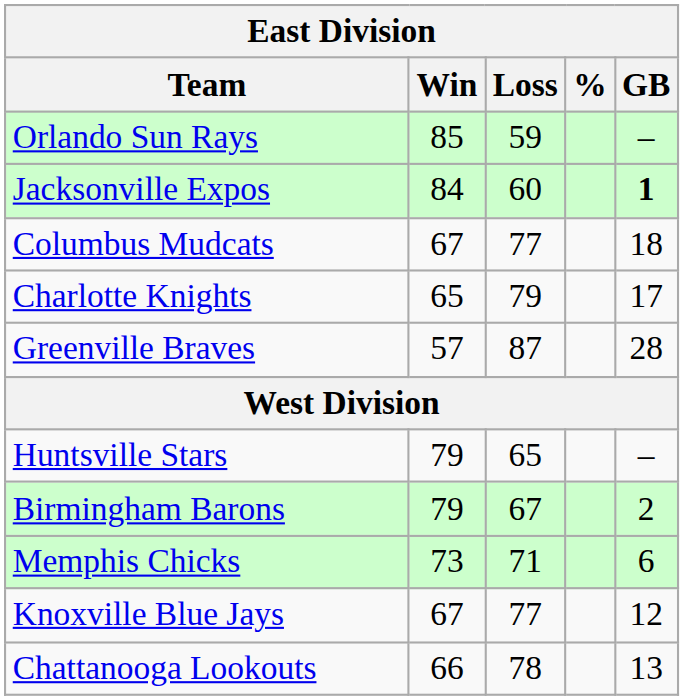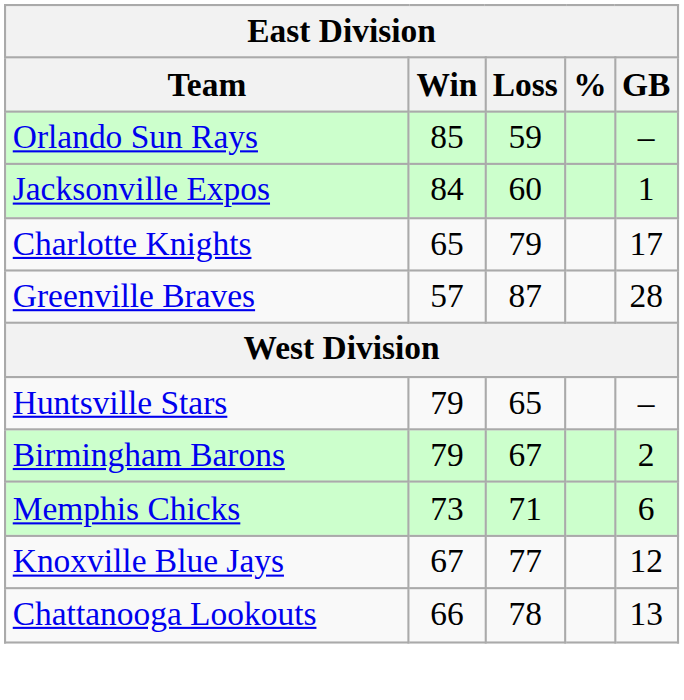(646, 190) bold -> (646, 190) normal
- row: (143, 243)
